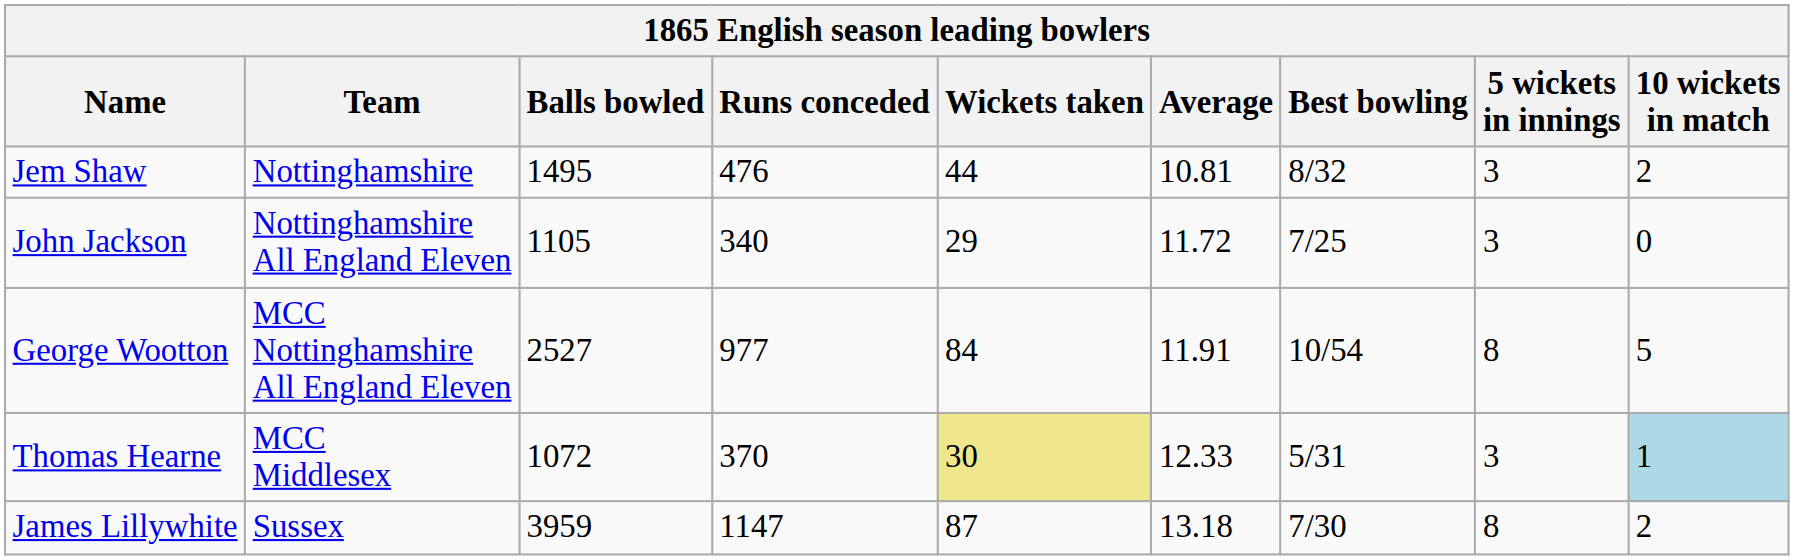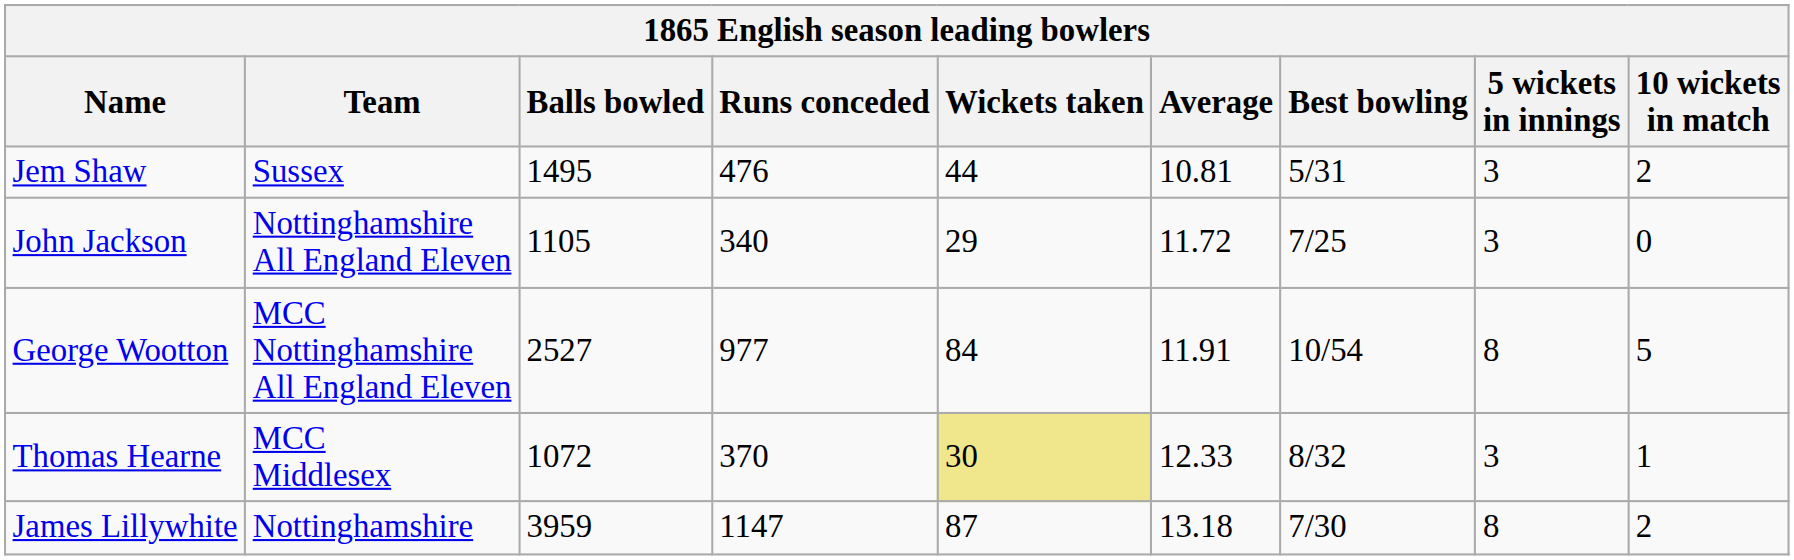(363, 171) Nottinghamshire -> (298, 171) Sussex
(1317, 171) 8/32 -> (1317, 171) 5/31
(1317, 456) 5/31 -> (1317, 456) 8/32
(1644, 456) lightblue background -> (1644, 456) no background
(298, 527) Sussex -> (363, 527) Nottinghamshire
